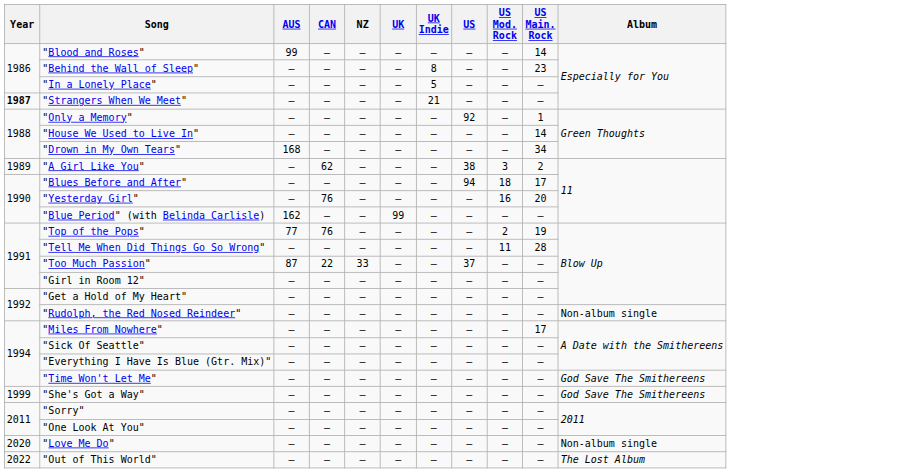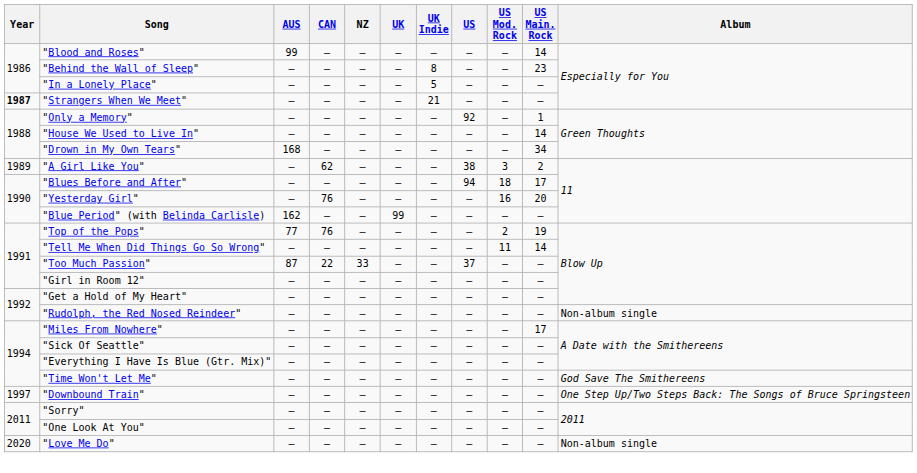(540, 248) 28 -> (540, 248) 14
+ row: (94, 395)
- row: (94, 395)
- row: (100, 460)
